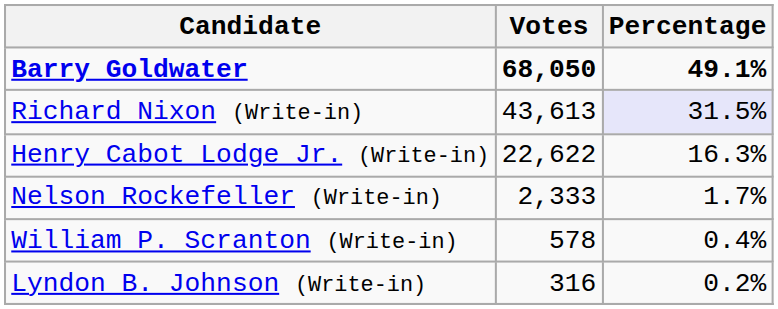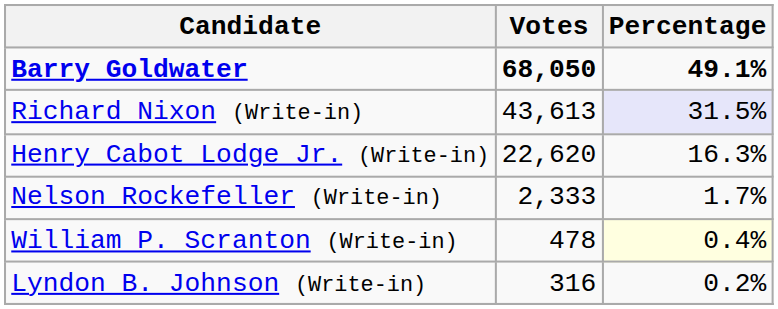(549, 155) 22,622 -> (549, 155) 22,620
(573, 240) 578 -> (573, 240) 478
(735, 240) no background -> (735, 240) lightyellow background
